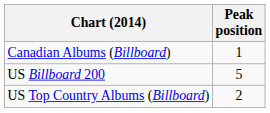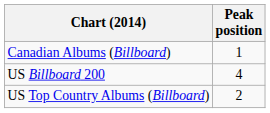(239, 74) 5 -> (239, 74) 4
